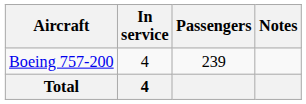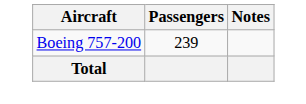- column: (145, 26)
